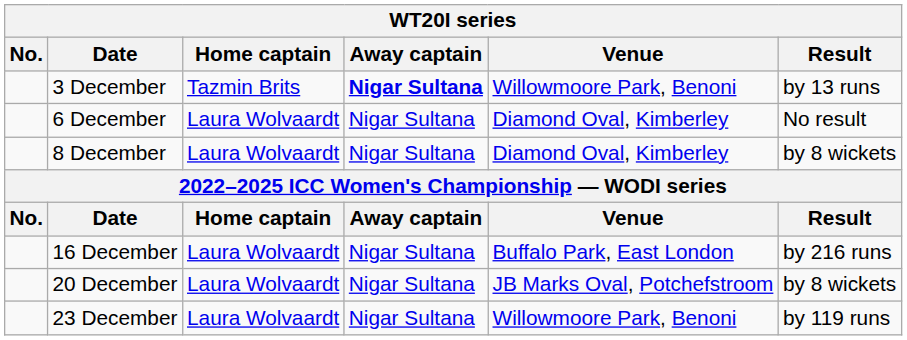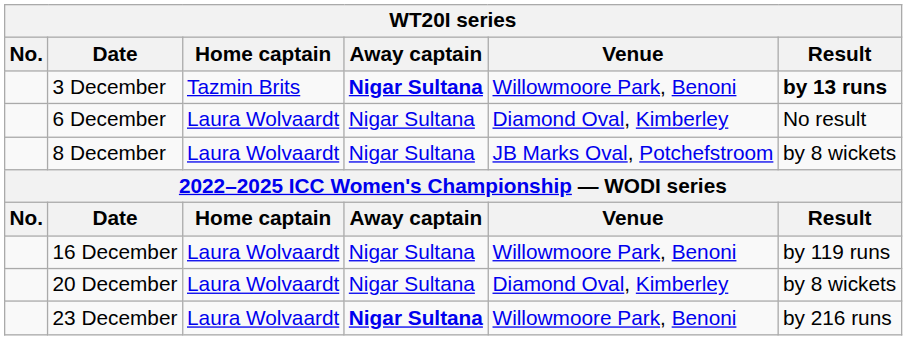(832, 86) normal -> (835, 86) bold
(610, 152) Diamond Oval, Kimberley -> (633, 152) JB Marks Oval, Potchefstroom
(613, 251) Buffalo Park, East London -> (614, 251) Willowmoore Park, Benoni
(837, 251) by 216 runs -> (837, 251) by 119 runs
(633, 284) JB Marks Oval, Potchefstroom -> (610, 284) Diamond Oval, Kimberley
(412, 317) normal -> (416, 317) bold
(837, 317) by 119 runs -> (837, 317) by 216 runs
